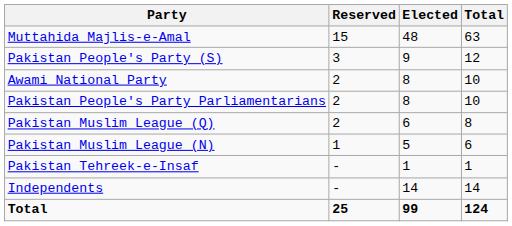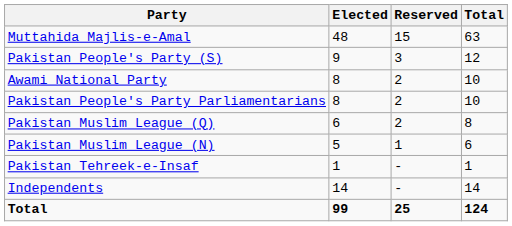columns swapped: (430, 15) <-> (364, 15)
